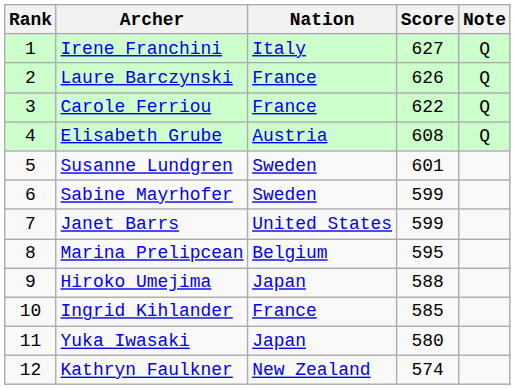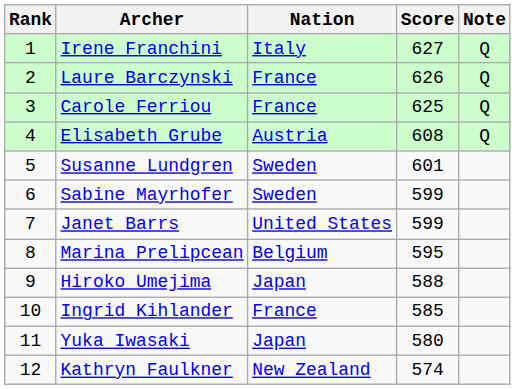(428, 107) 622 -> (428, 107) 625
